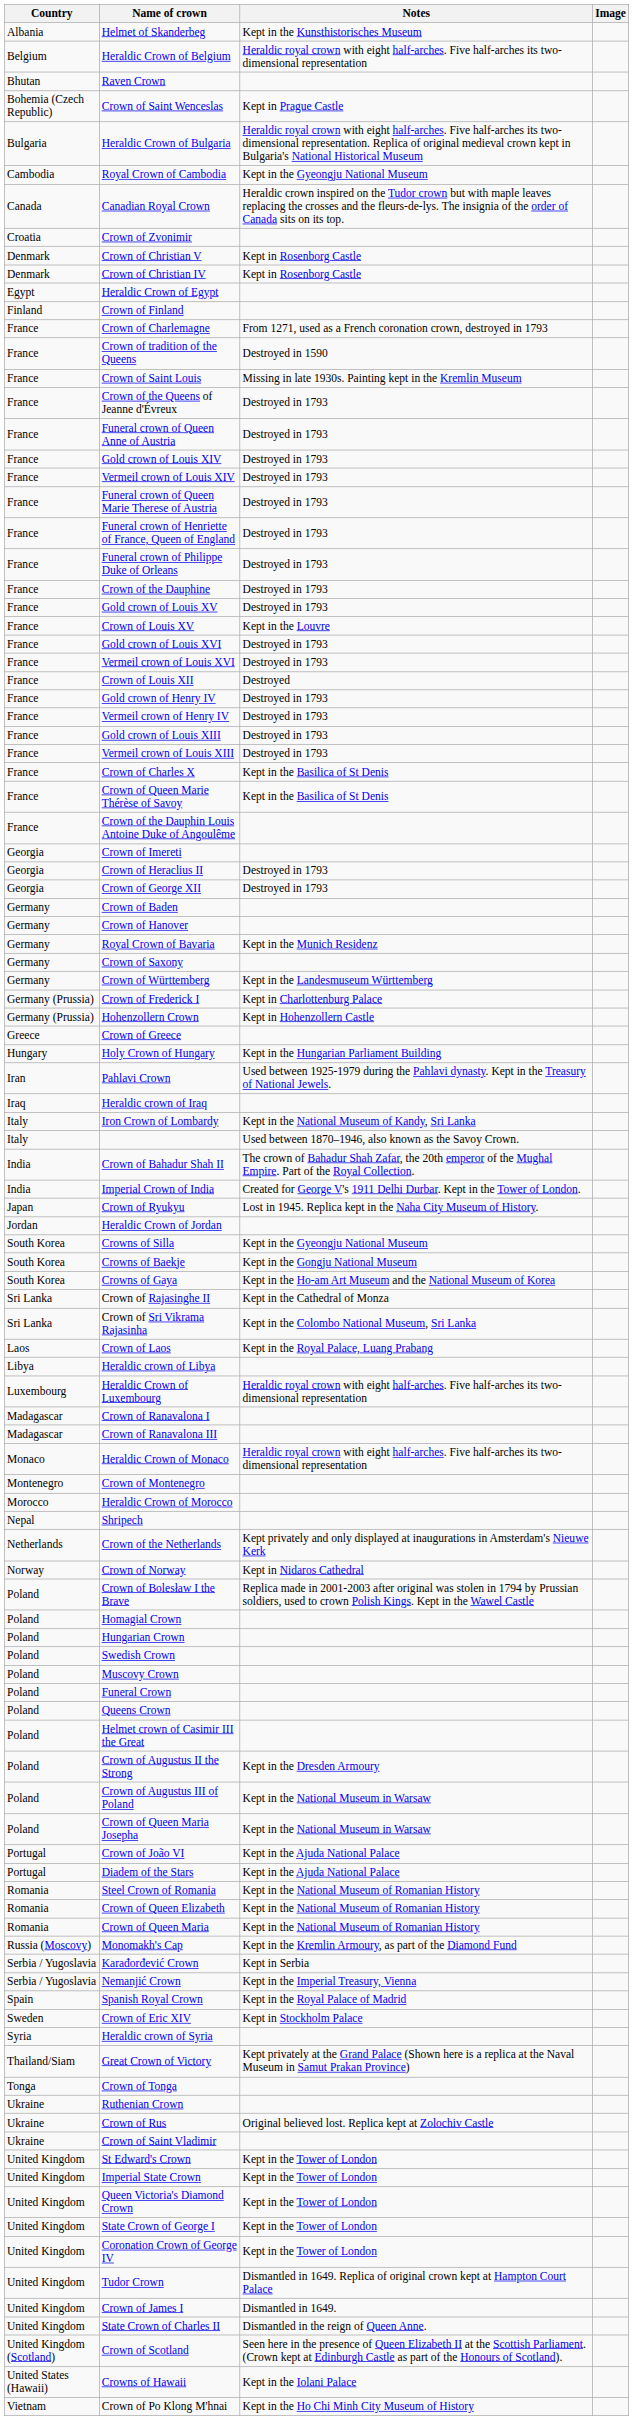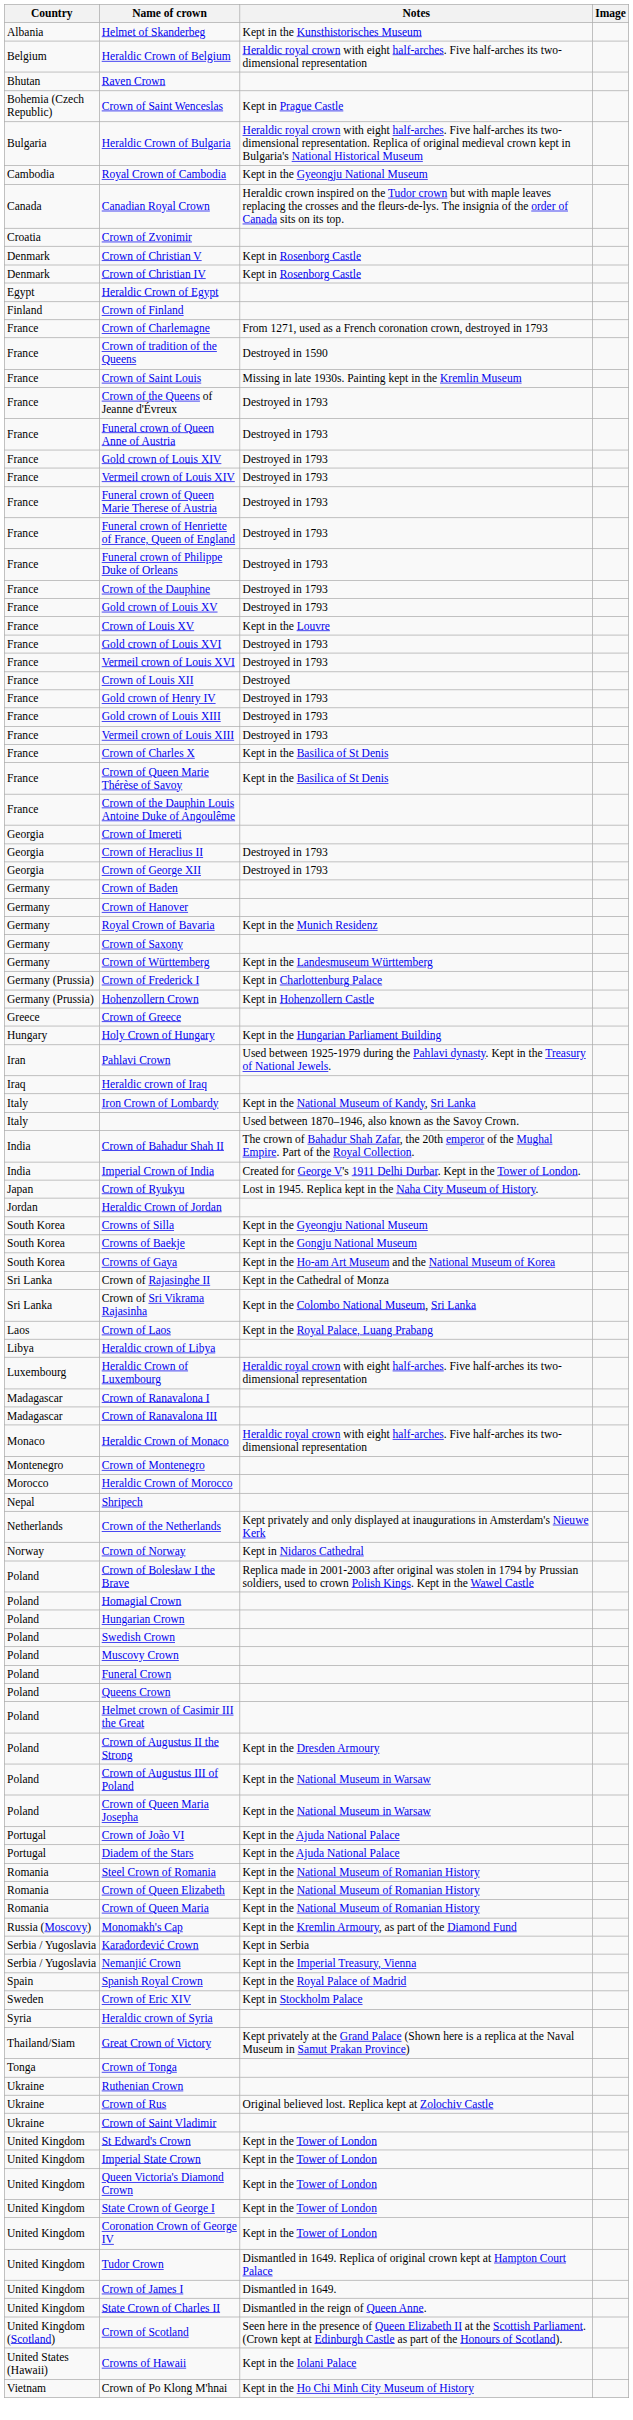- row: (165, 717)
